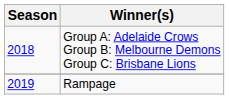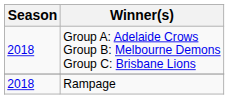(21, 84) 2019 -> (21, 84) 2018
